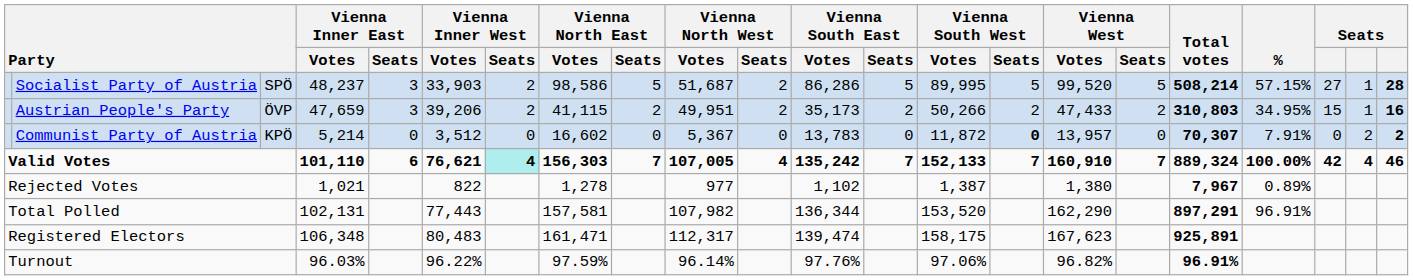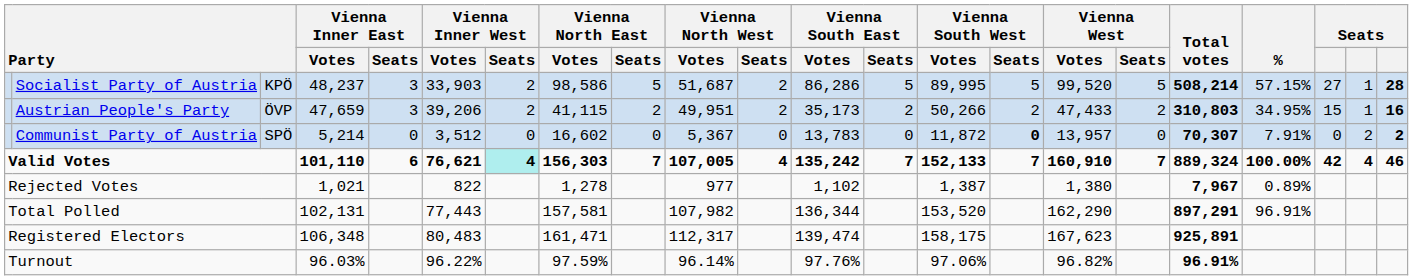(278, 85) SPÖ -> (278, 85) KPÖ
(278, 136) KPÖ -> (278, 136) SPÖ
